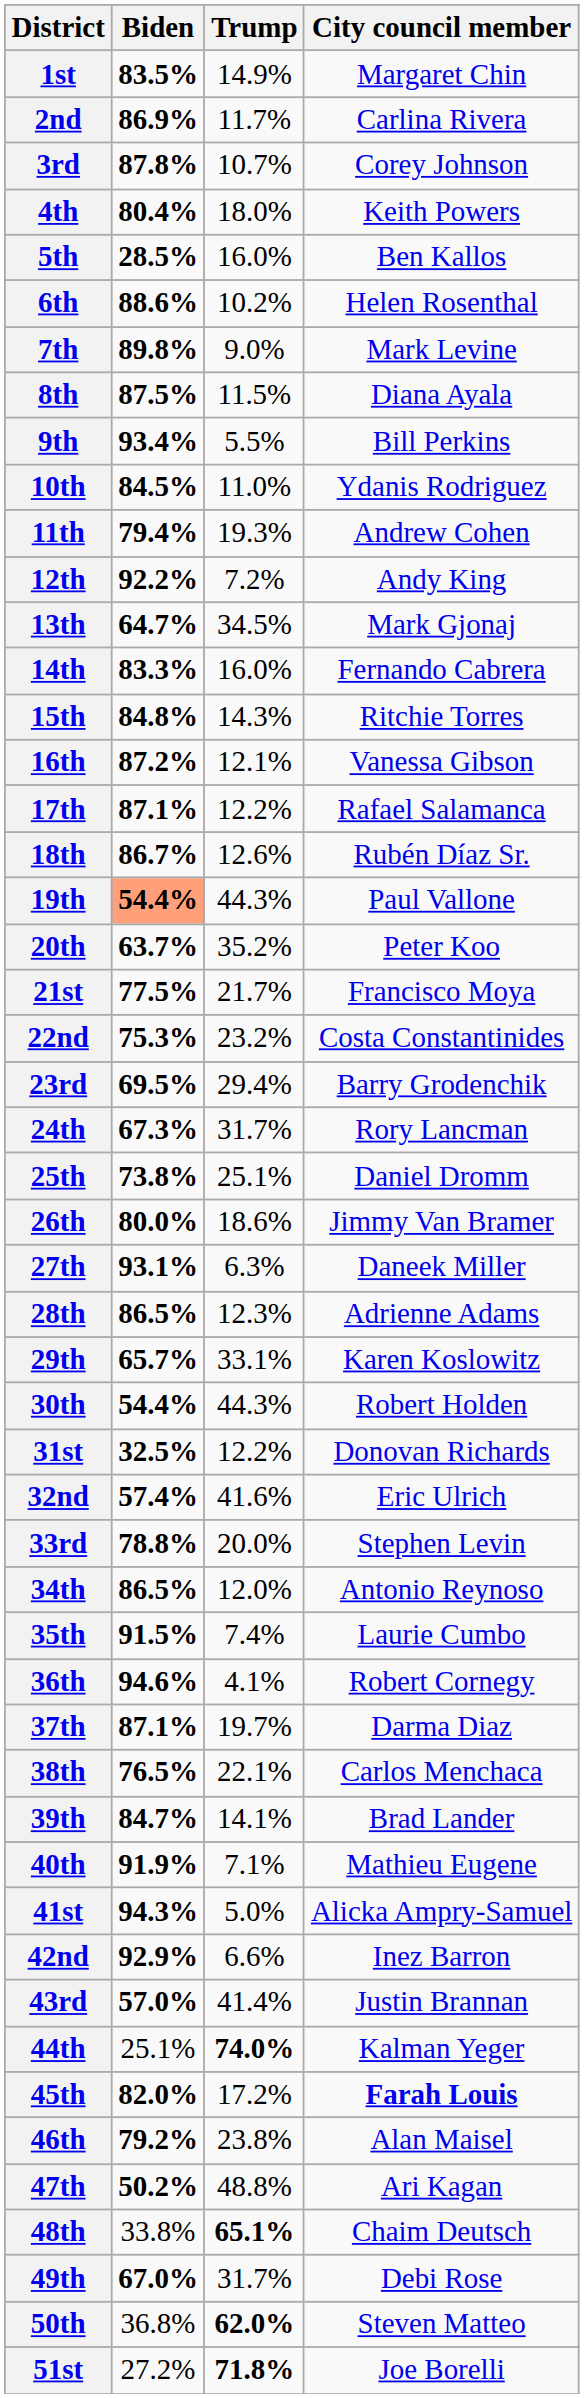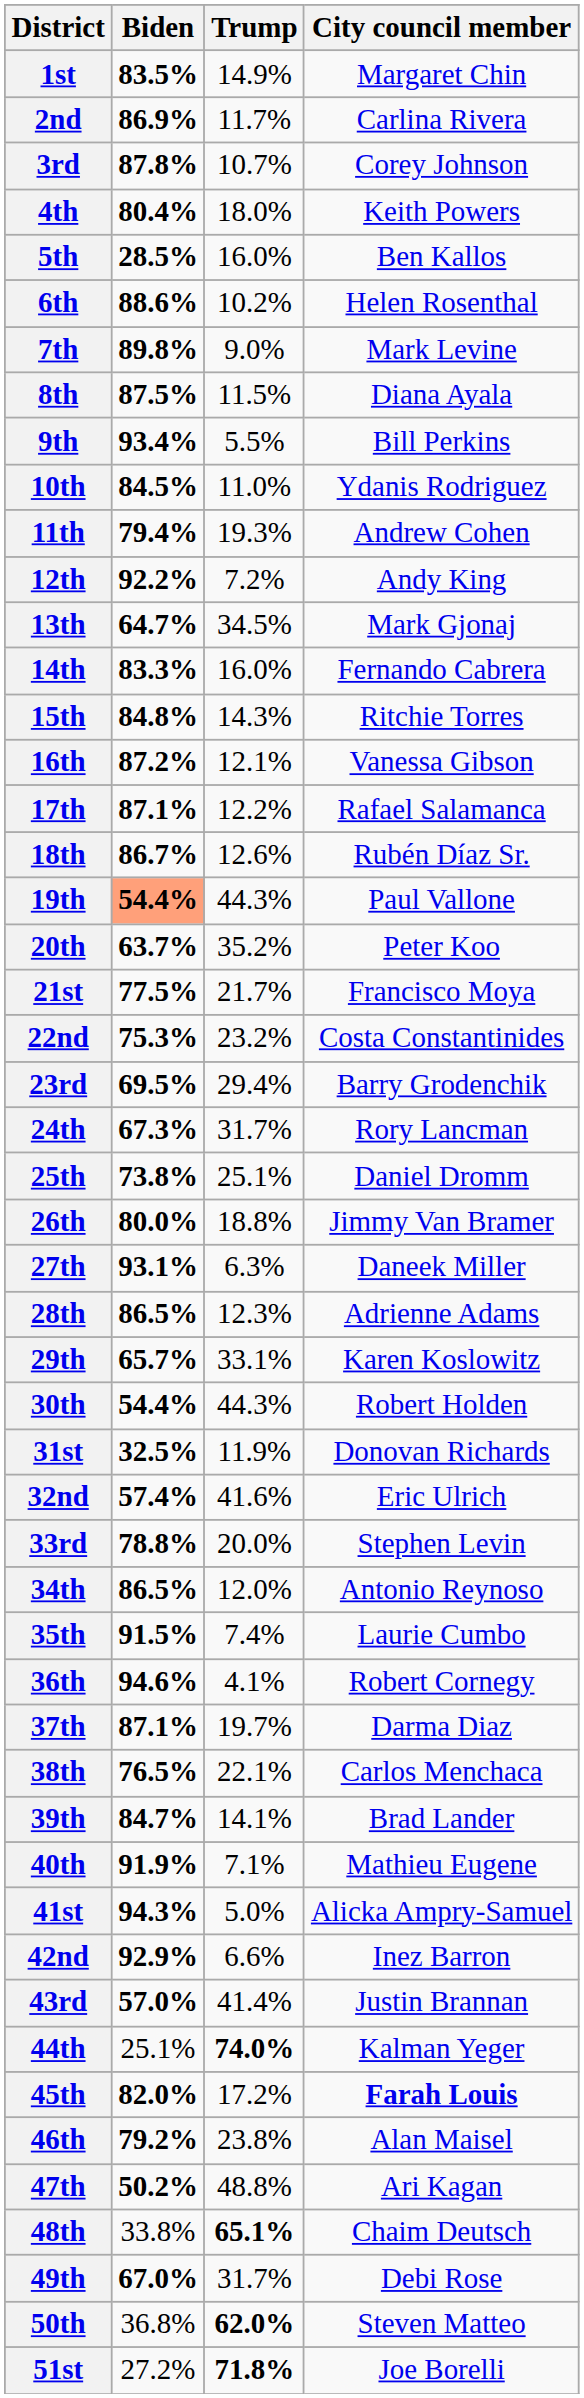(254, 1221) 18.6% -> (254, 1221) 18.8%
(254, 1451) 12.2% -> (254, 1451) 11.9%
